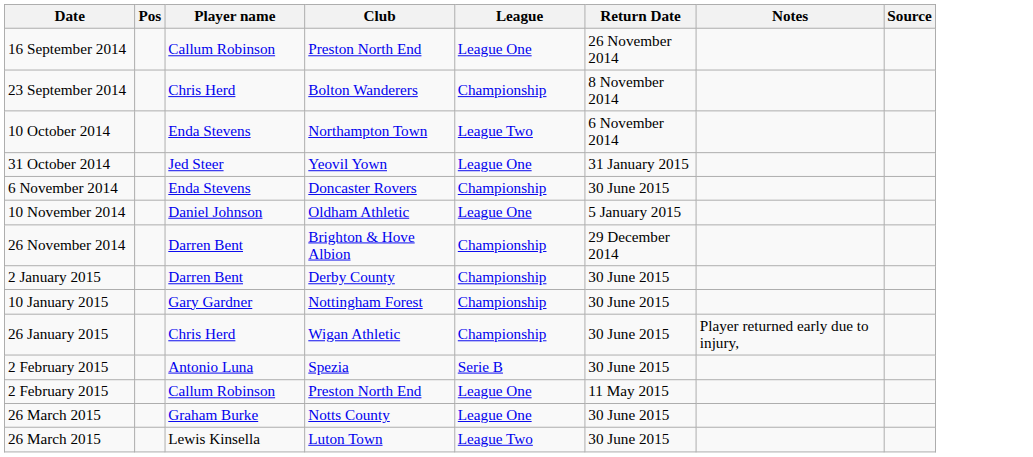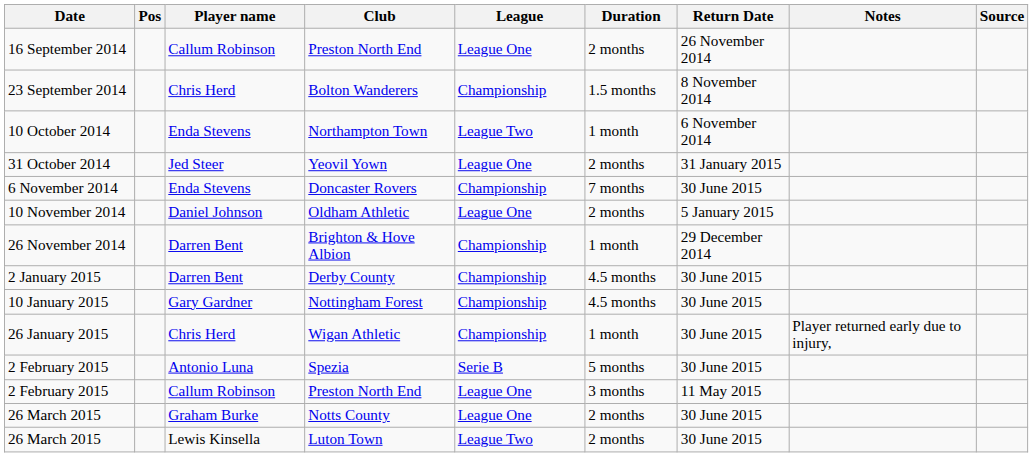+ column: (631, 16)
